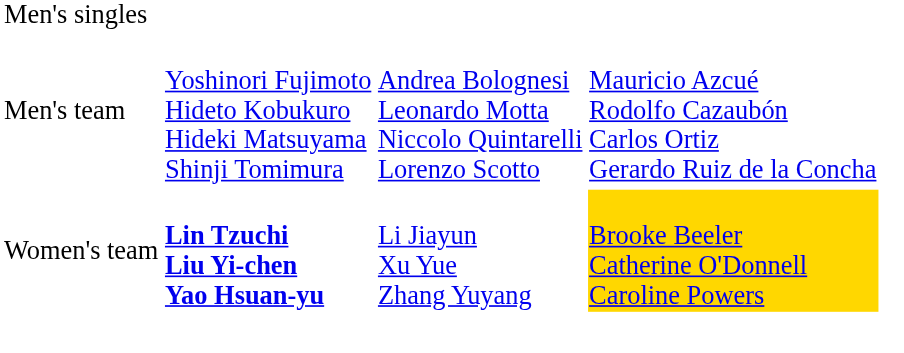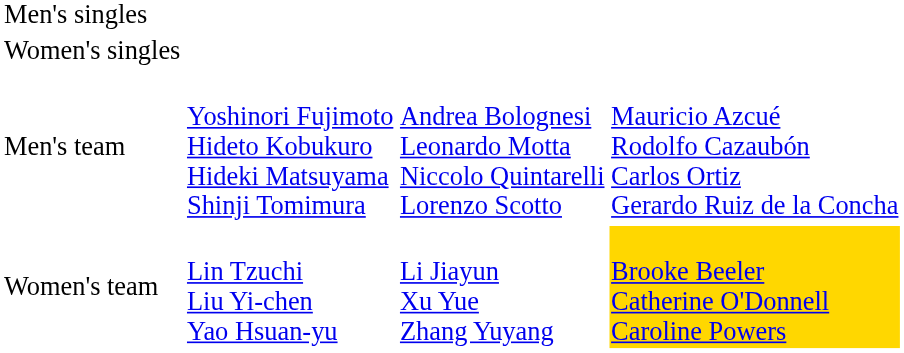+ row: (92, 50)
(245, 265) bold -> (262, 301) normal
